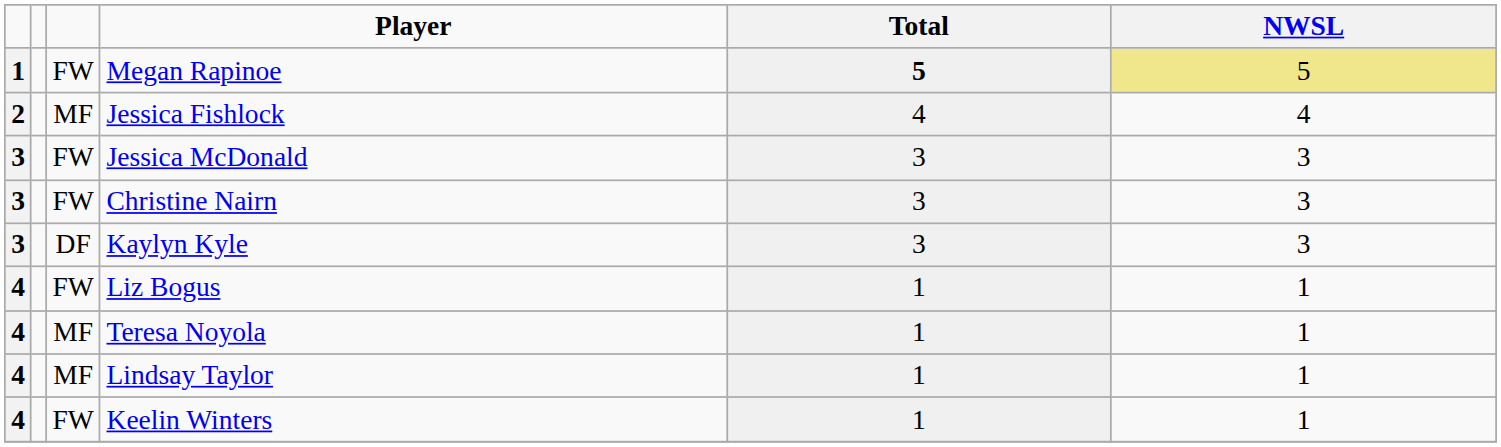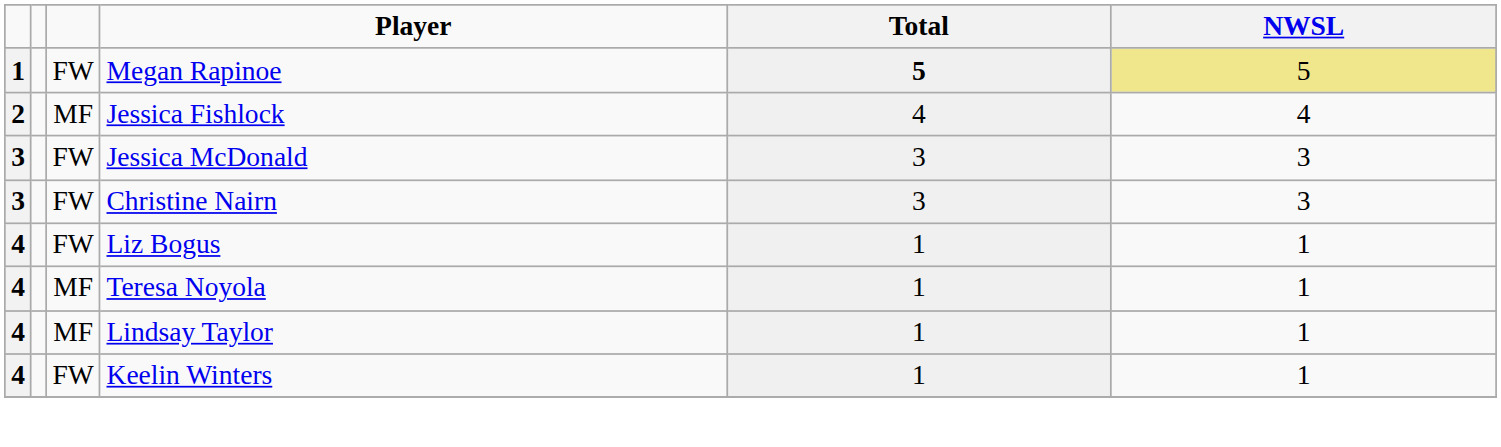- row: (177, 244)
